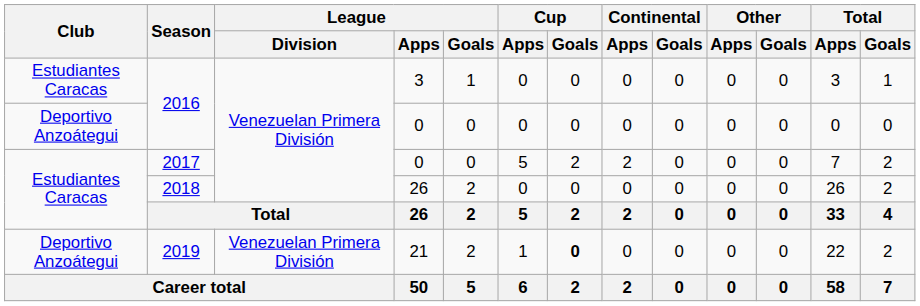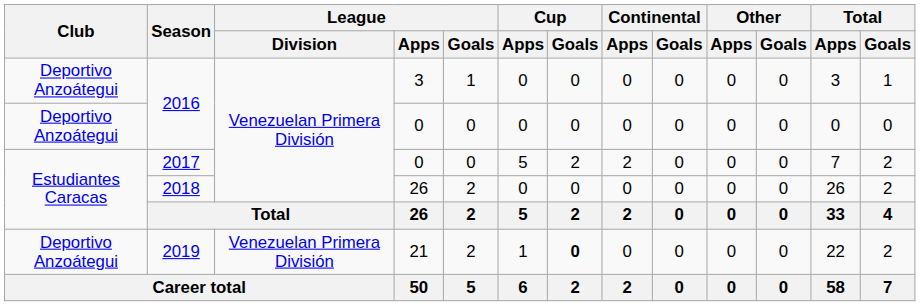(76, 80) Estudiantes Caracas -> (76, 80) Deportivo Anzoátegui
